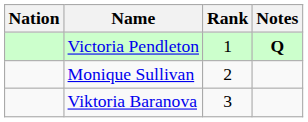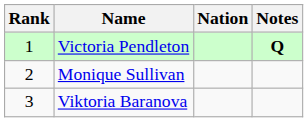columns swapped: (228, 18) <-> (34, 18)
